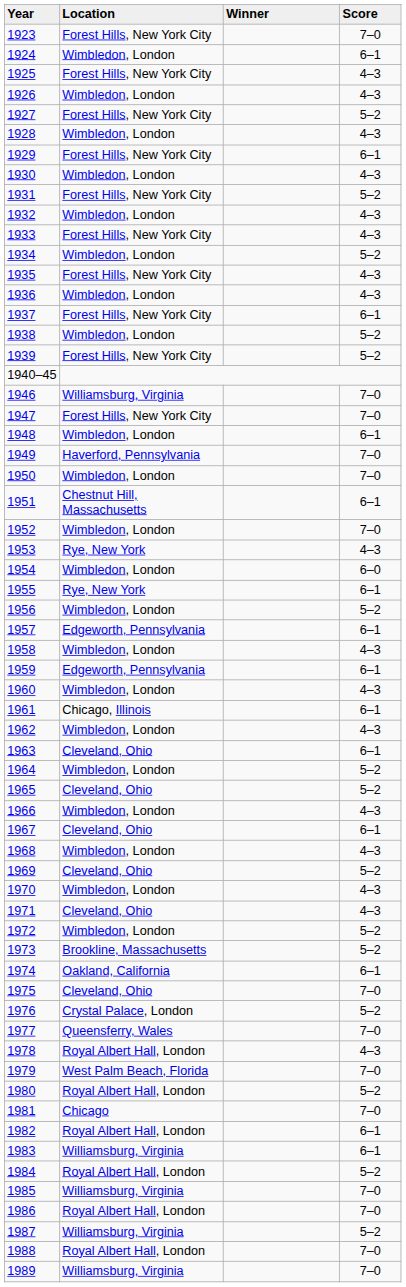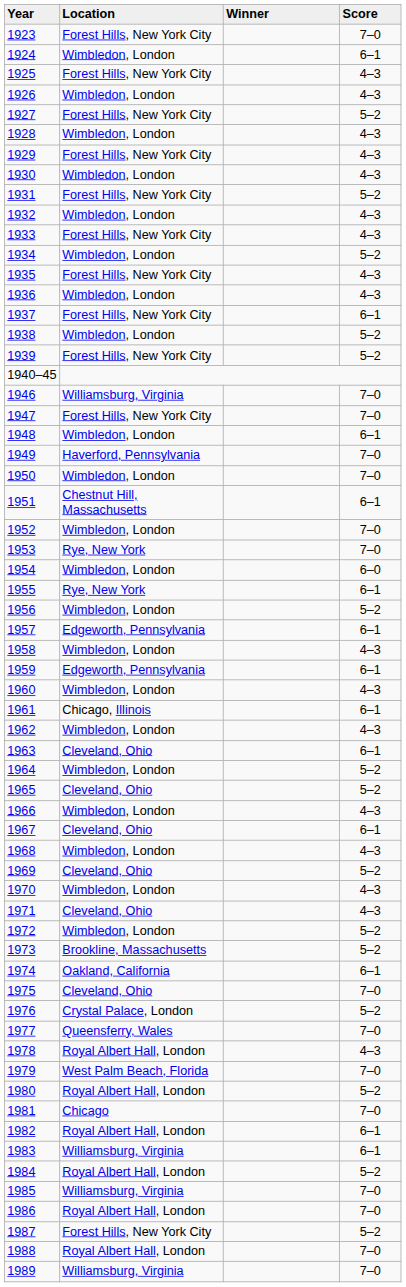(370, 154) 6–1 -> (370, 154) 4–3
(370, 549) 4–3 -> (370, 549) 7–0
(123, 1231) Williamsburg, Virginia -> (137, 1231) Forest Hills, New York City
